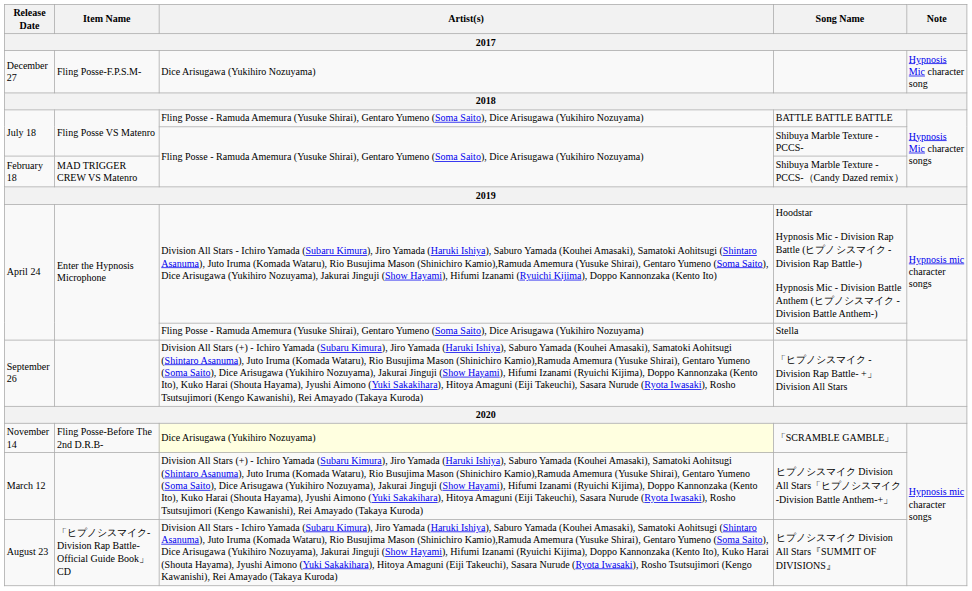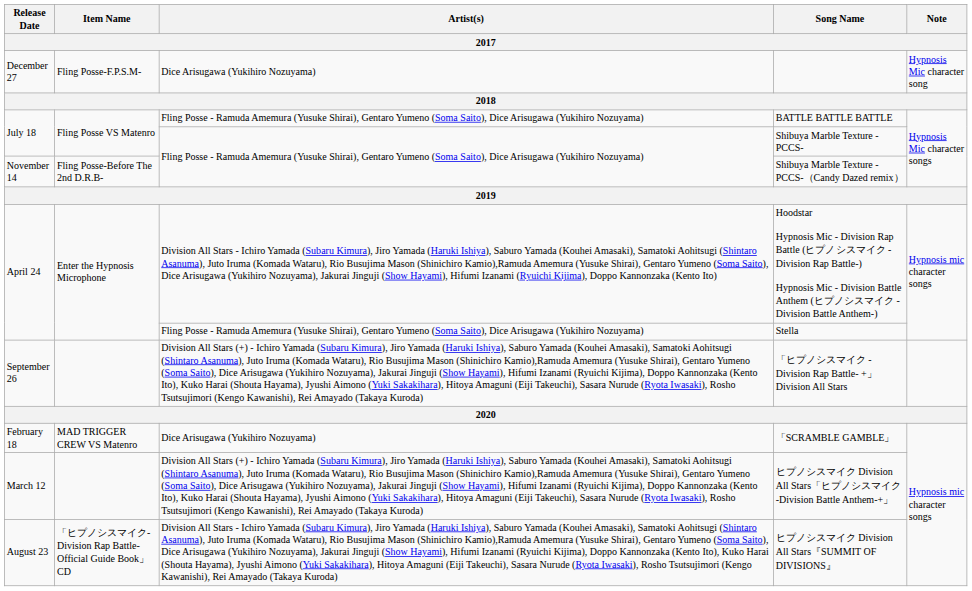(25, 171) February 18 -> (28, 171) November 14
(97, 171) MAD TRIGGER CREW VS Matenro -> (104, 171) Fling Posse-Before The 2nd D.R.B-
(28, 438) November 14 -> (25, 438) February 18
(104, 438) Fling Posse-Before The 2nd D.R.B- -> (97, 438) MAD TRIGGER CREW VS Matenro
(238, 438) lightyellow background -> (238, 438) no background
